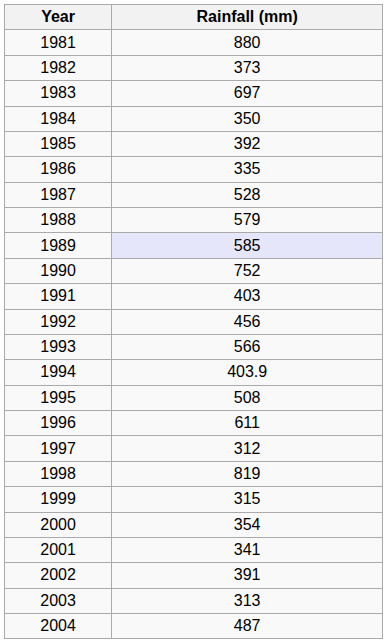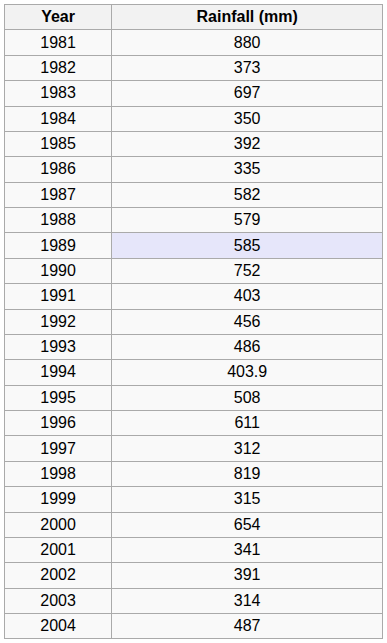(247, 194) 528 -> (247, 194) 582
(247, 347) 566 -> (247, 347) 486
(247, 524) 354 -> (247, 524) 654
(247, 600) 313 -> (247, 600) 314
